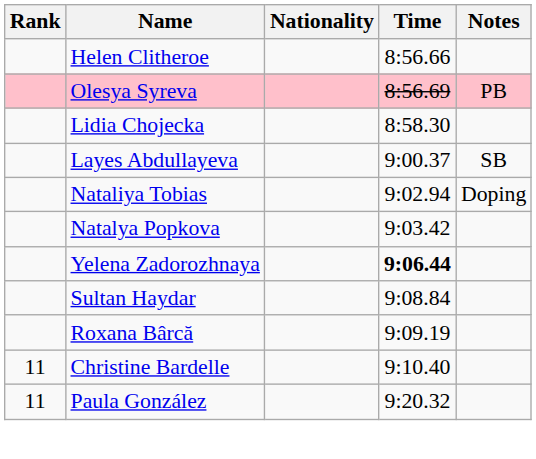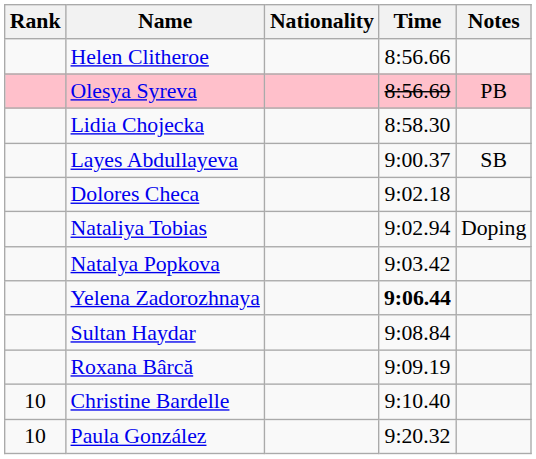+ row: (135, 194)
(35, 366) 11 -> (35, 401) 10
(35, 401) 11 -> (35, 435) 10
